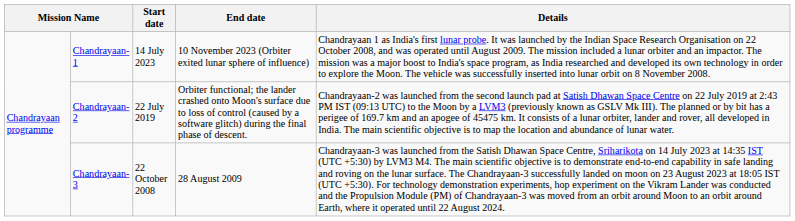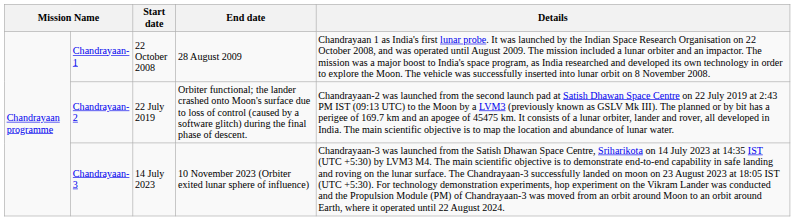(150, 56) 14 July 2023 -> (151, 56) 22 October 2008
(244, 56) 10 November 2023 (Orbiter exited lunar sphere of influence) -> (210, 56) 28 August 2009
(151, 179) 22 October 2008 -> (150, 179) 14 July 2023
(210, 179) 28 August 2009 -> (244, 179) 10 November 2023 (Orbiter exited lunar sphere of influence)
